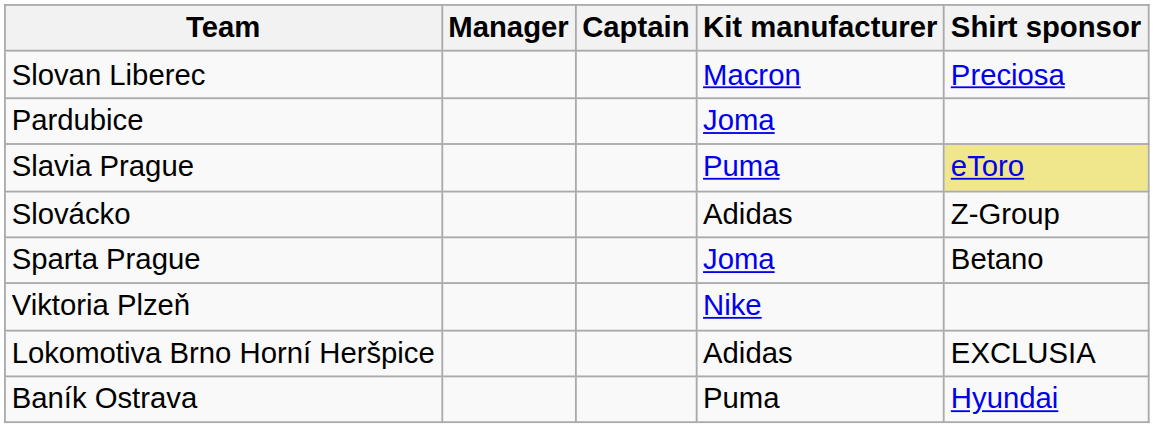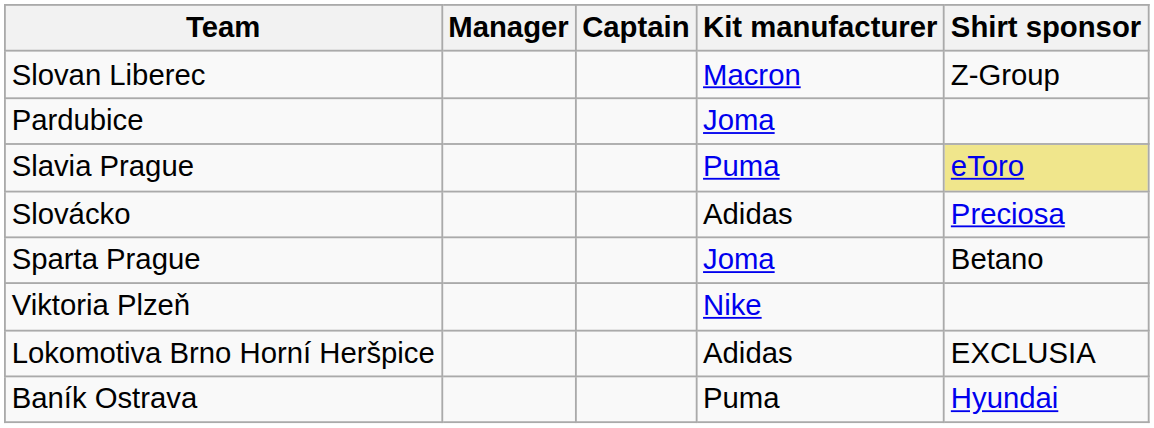(1008, 74) Preciosa -> (1005, 74) Z-Group
(1005, 213) Z-Group -> (1008, 213) Preciosa
